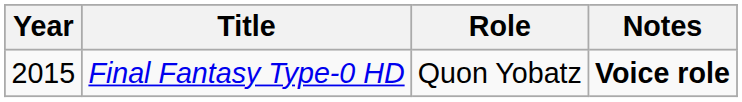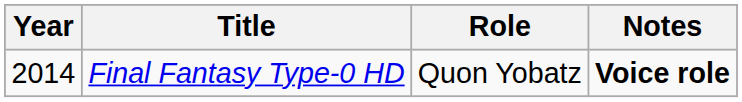(43, 72) 2015 -> (43, 72) 2014
